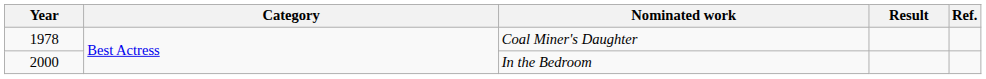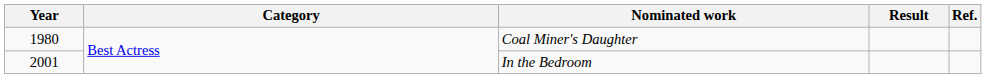(44, 39) 1978 -> (44, 39) 1980
(44, 62) 2000 -> (44, 62) 2001
